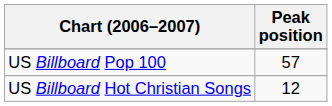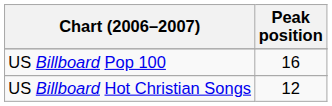(291, 62) 57 -> (291, 62) 16
